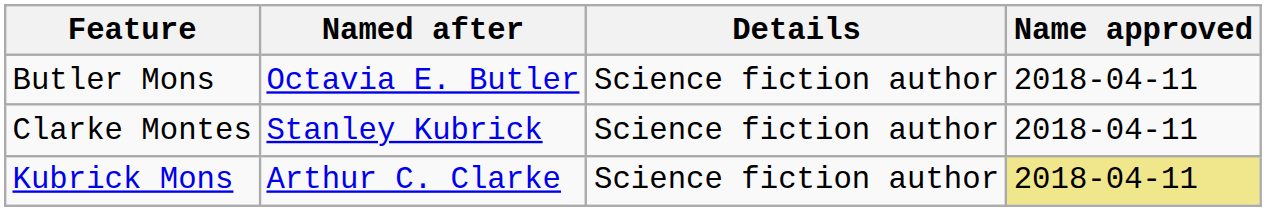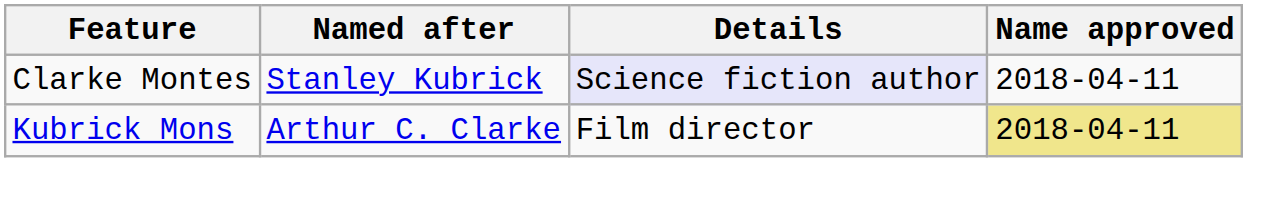- row: (114, 80)
(797, 130) no background -> (778, 80) lavender background
(797, 180) Science fiction author -> (695, 130) Film director
